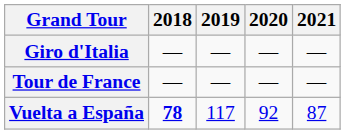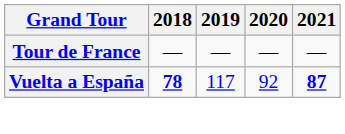- row: (77, 50)
(317, 112) normal -> (317, 81) bold
